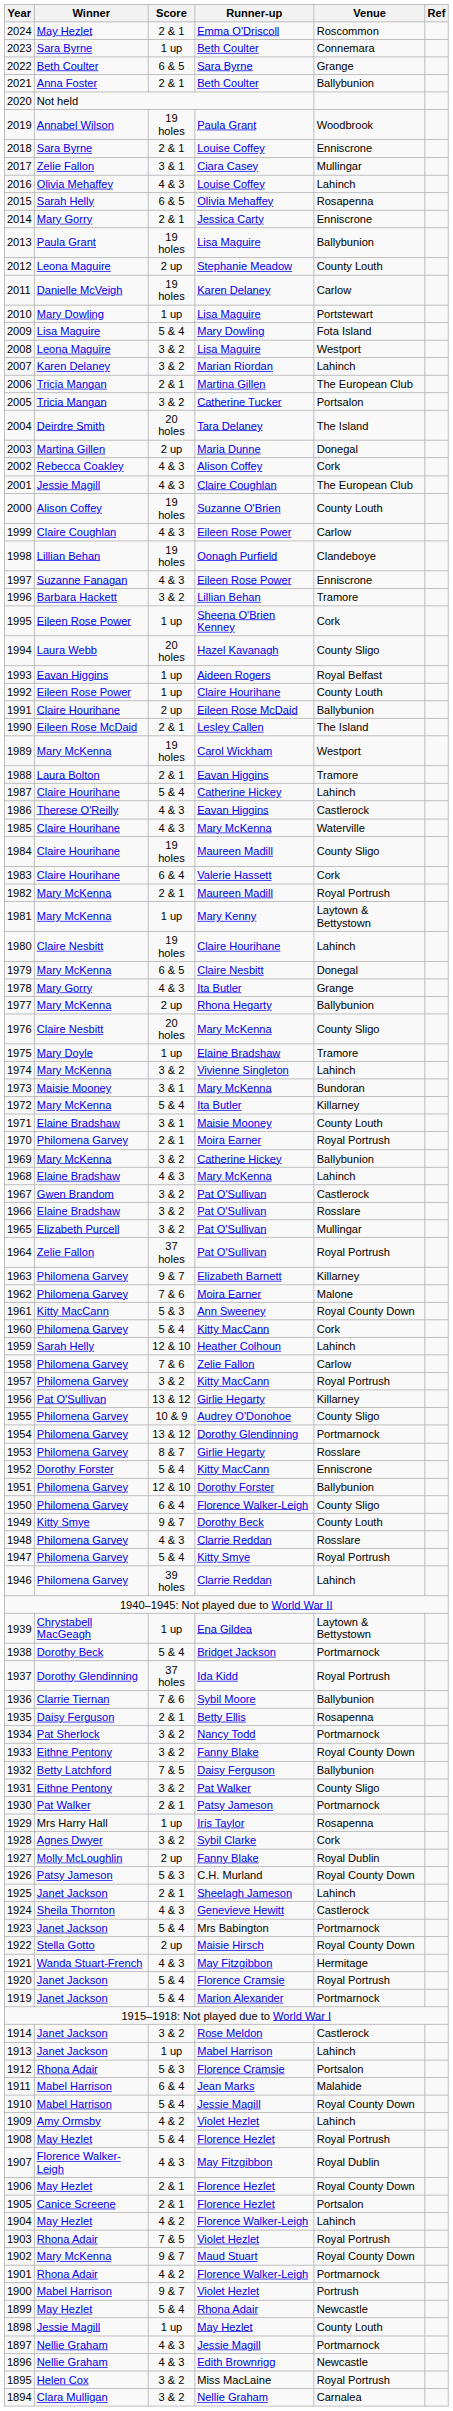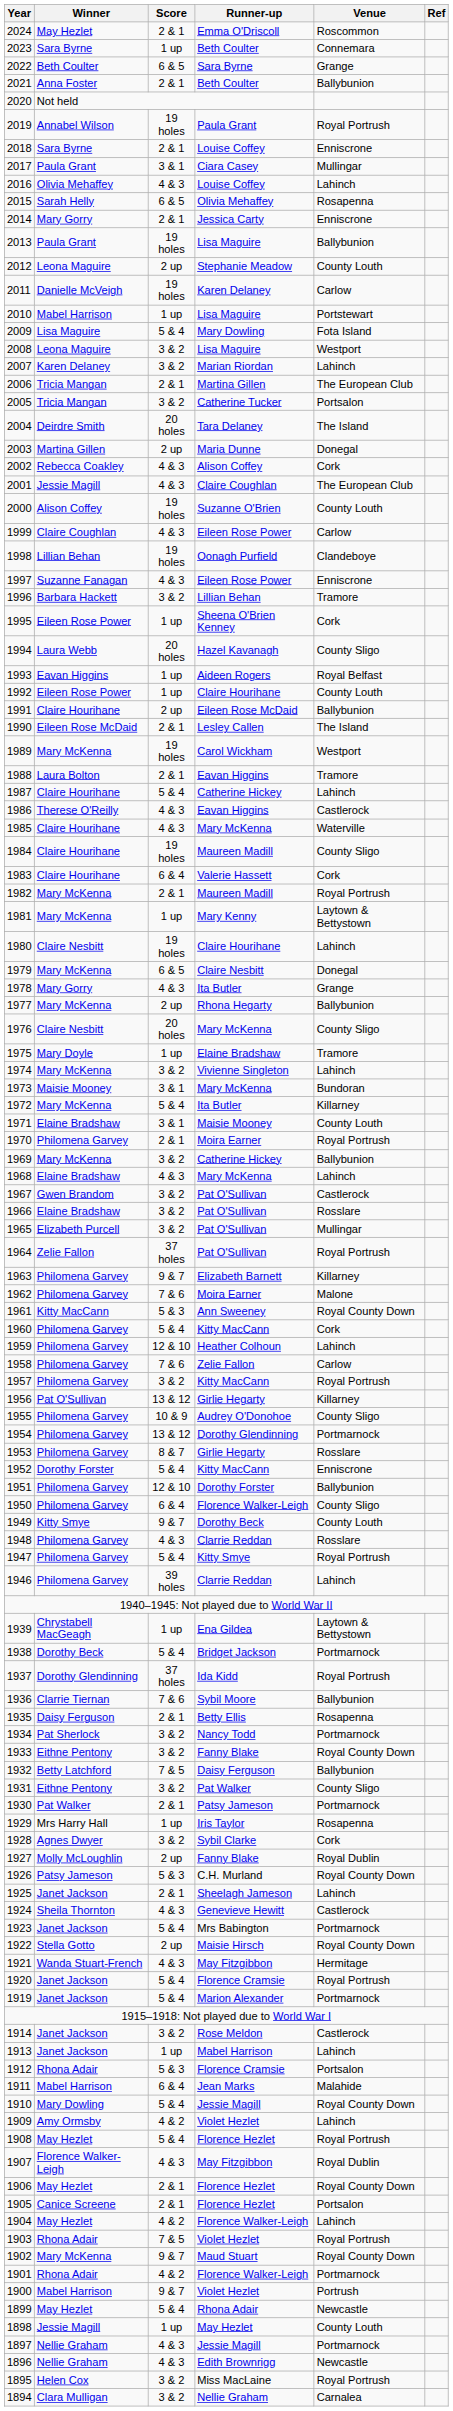(345, 125) Woodbrook -> (353, 125) Royal Portrush
(65, 166) Zelie Fallon -> (66, 166) Paula Grant
(70, 314) Mary Dowling -> (74, 314) Mabel Harrison
(65, 1346) Sarah Helly -> (82, 1346) Philomena Garvey
(74, 2104) Mabel Harrison -> (70, 2104) Mary Dowling
